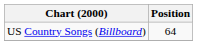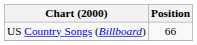(171, 31) 64 -> (171, 31) 66
